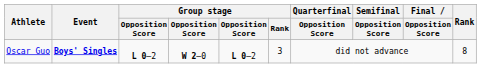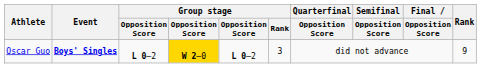(194, 56) no background -> (194, 56) gold background
(465, 51) 8 -> (465, 51) 9
